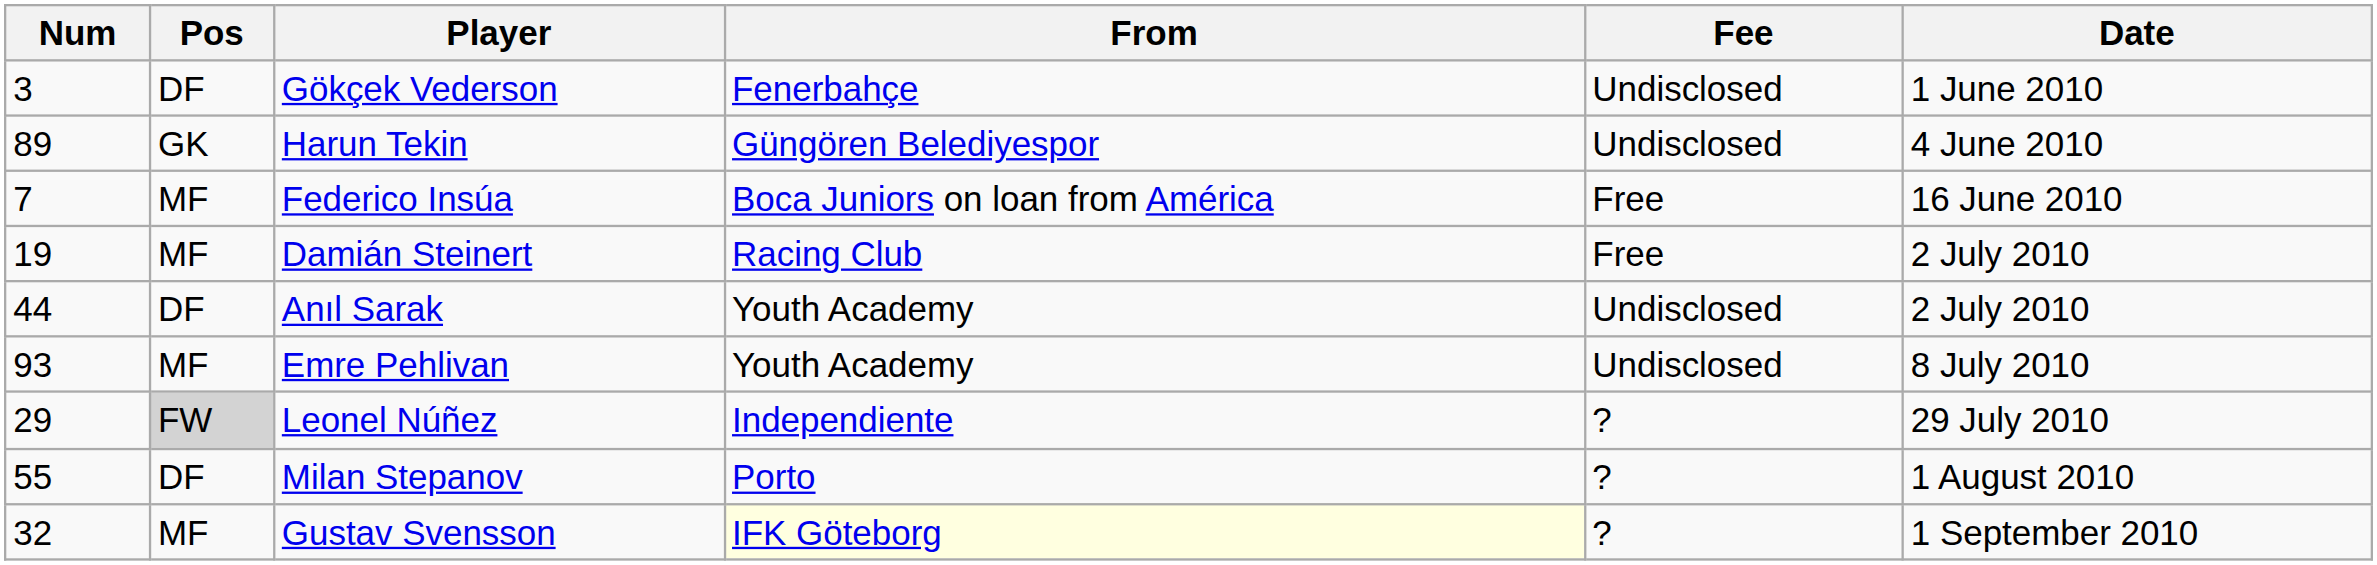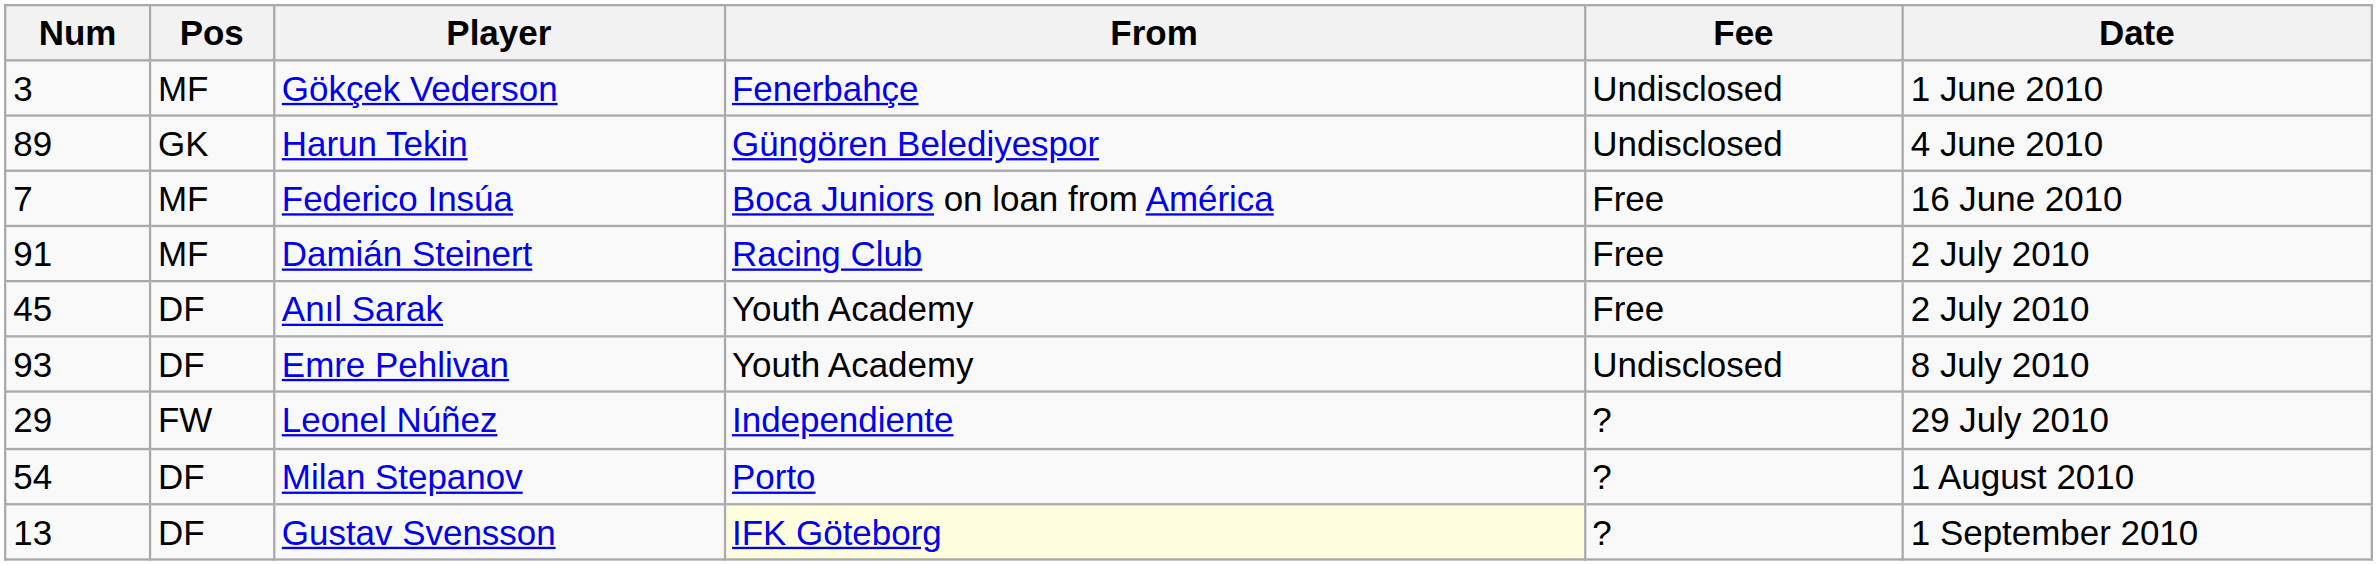(181, 88) DF -> (183, 88) MF
(33, 254) 19 -> (33, 254) 91
(33, 310) 44 -> (33, 310) 45
(1687, 310) Undisclosed -> (1628, 310) Free
(183, 365) MF -> (181, 365) DF
(185, 420) lightgrey background -> (185, 420) no background
(33, 476) 55 -> (33, 476) 54
(33, 531) 32 -> (33, 531) 13
(183, 531) MF -> (181, 531) DF
